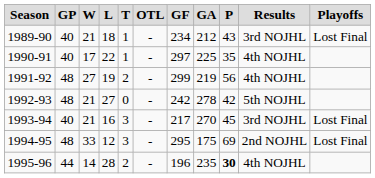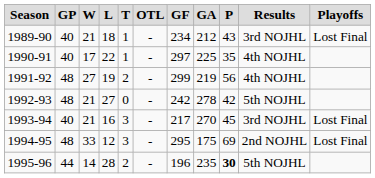(275, 162) 4th NOJHL -> (275, 162) 5th NOJHL
